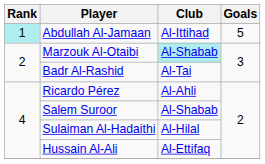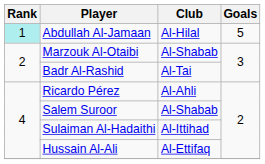(185, 33) Al-Ittihad -> (180, 33) Al-Hilal
(189, 52) paleturquoise background -> (189, 52) no background
(180, 129) Al-Hilal -> (185, 129) Al-Ittihad
